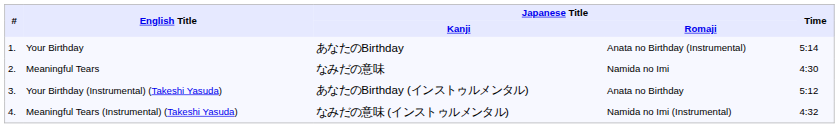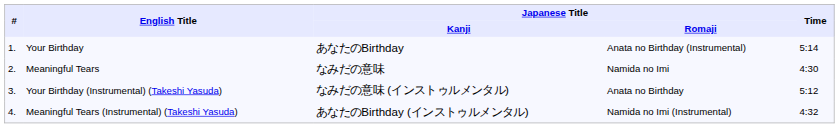(422, 90) あなたのBirthday (インストゥルメンタル) -> (412, 90) なみだの意味 (インストゥルメンタル)
(412, 112) なみだの意味 (インストゥルメンタル) -> (422, 112) あなたのBirthday (インストゥルメンタル)
